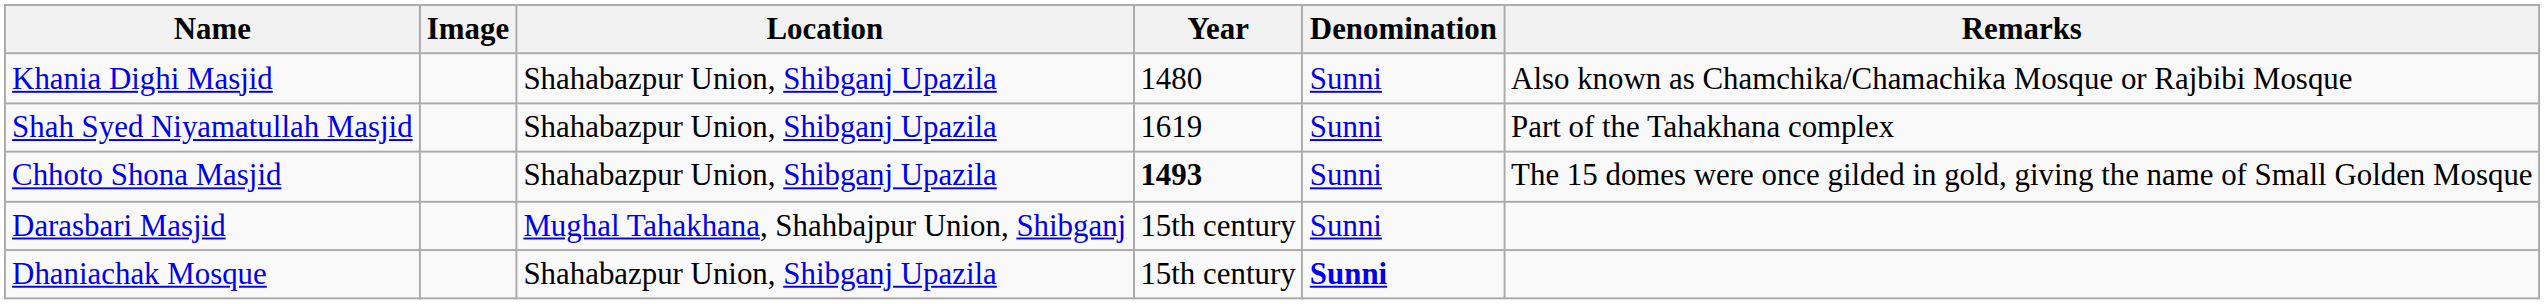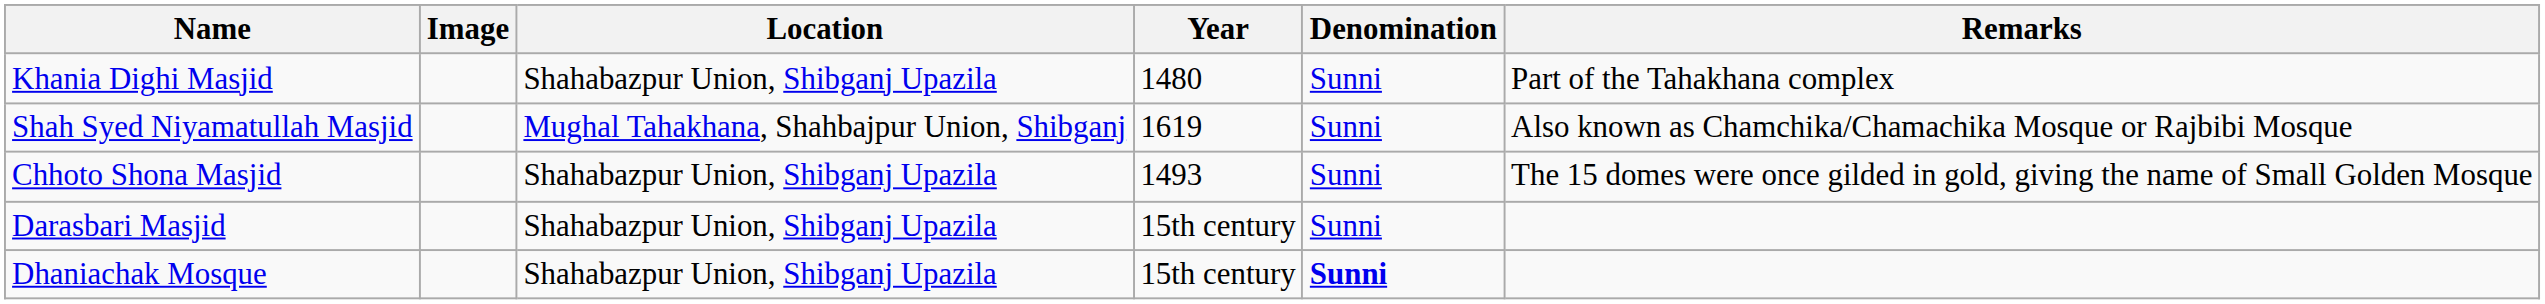(1932, 77) Also known as Chamchika/Chamachika Mosque or Rajbibi Mosque -> (1703, 77) Part of the Tahakhana complex
(760, 126) Shahabazpur Union, Shibganj Upazila -> (825, 126) Mughal Tahakhana, Shahbajpur Union, Shibganj
(1703, 126) Part of the Tahakhana complex -> (1932, 126) Also known as Chamchika/Chamachika Mosque or Rajbibi Mosque
(1171, 175) bold -> (1171, 175) normal
(825, 224) Mughal Tahakhana, Shahbajpur Union, Shibganj -> (760, 224) Shahabazpur Union, Shibganj Upazila
